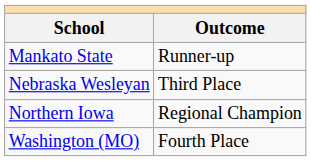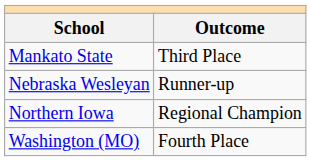(196, 56) Runner-up -> (200, 56) Third Place
(200, 84) Third Place -> (196, 84) Runner-up
